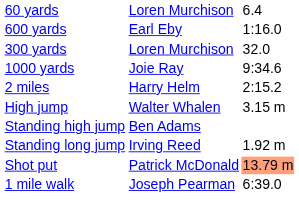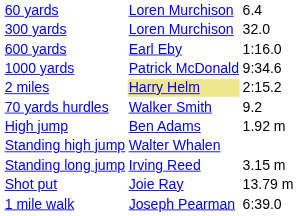rows swapped: (36, 49) <-> (36, 29)
(156, 68) Joie Ray -> (184, 68) Patrick McDonald
(164, 88) no background -> (164, 88) khaki background
+ row: (57, 107)
(175, 107) Walter Whalen -> (165, 126) Ben Adams
(264, 107) 3.15 m -> (264, 126) 1.92 m
(165, 126) Ben Adams -> (175, 146) Walter Whalen
(264, 146) 1.92 m -> (264, 165) 3.15 m
(184, 165) Patrick McDonald -> (156, 184) Joie Ray
(268, 165) lightsalmon background -> (268, 184) no background
